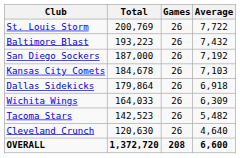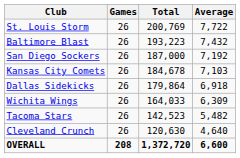columns swapped: (177, 12) <-> (134, 12)
